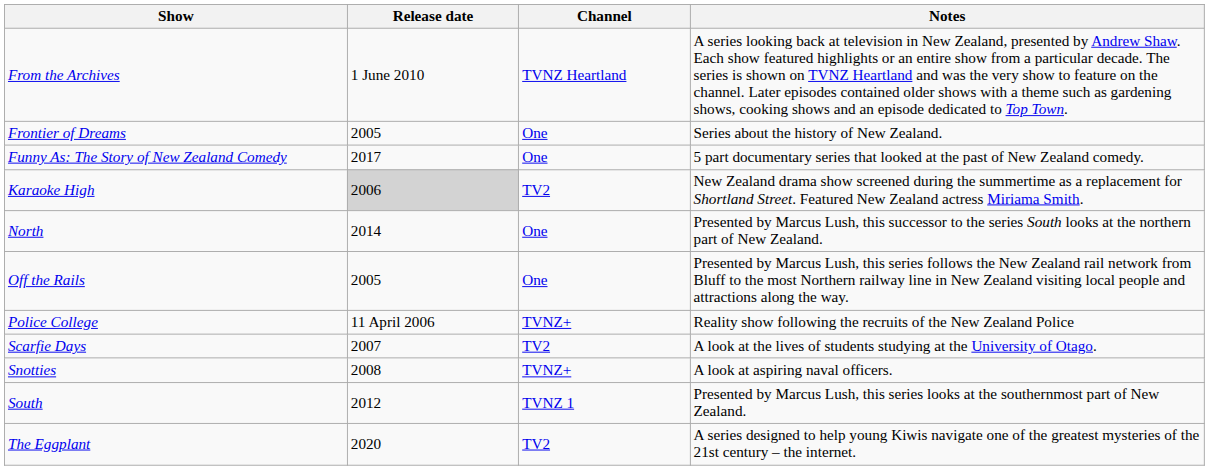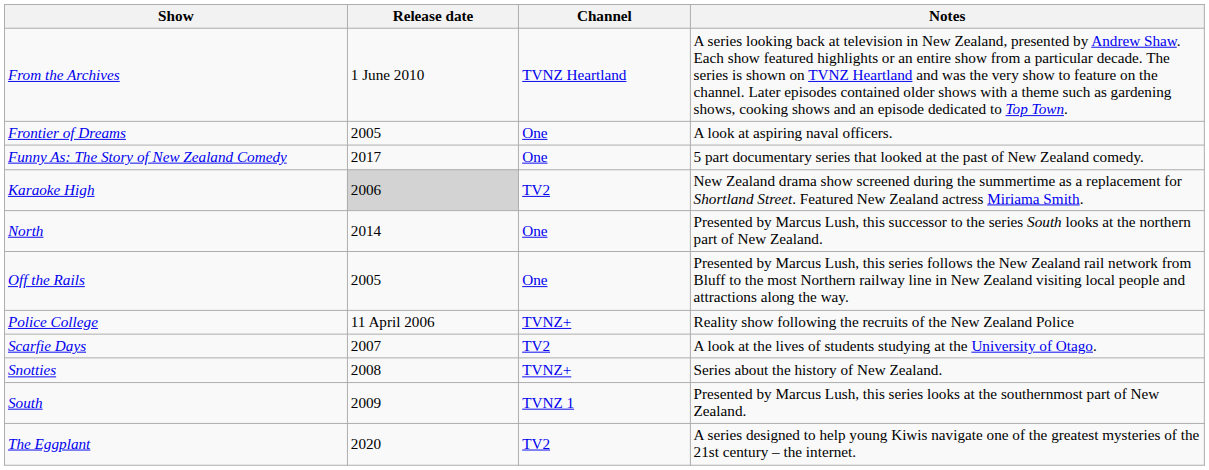(818, 133) Series about the history of New Zealand. -> (793, 133) A look at aspiring naval officers.
(793, 370) A look at aspiring naval officers. -> (818, 370) Series about the history of New Zealand.
(366, 402) 2012 -> (366, 402) 2009
